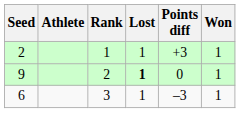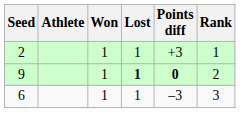columns swapped: (218, 23) <-> (107, 23)
(180, 74) normal -> (175, 74) bold
